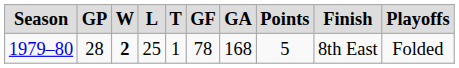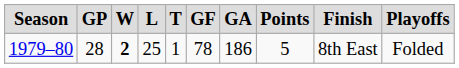(238, 48) 168 -> (238, 48) 186
